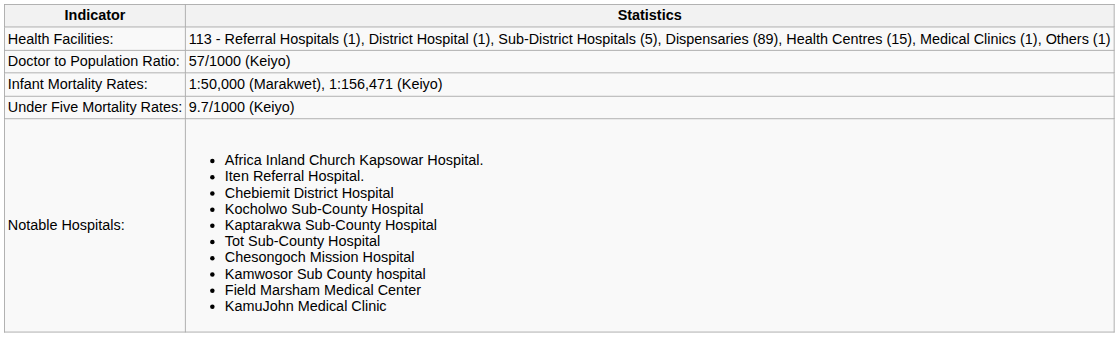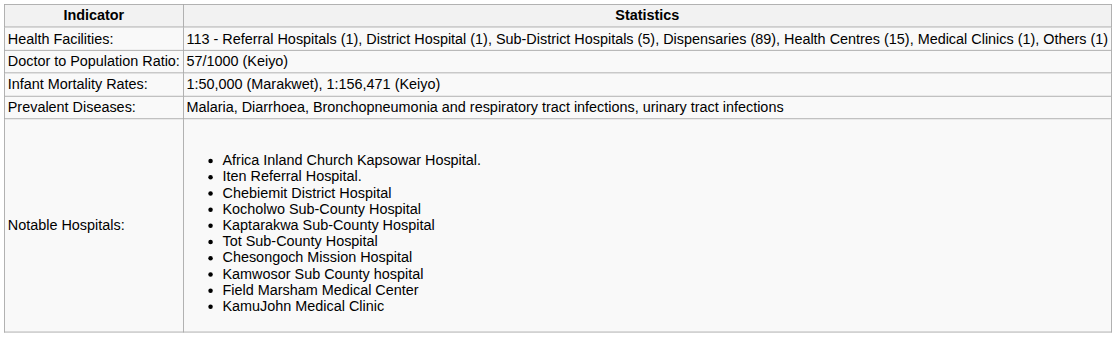- row: (95, 107)
+ row: (72, 107)
